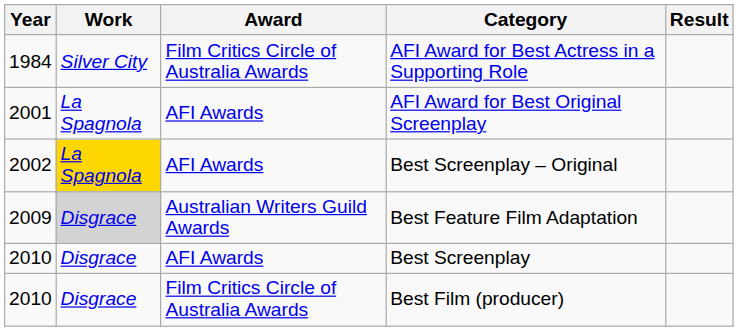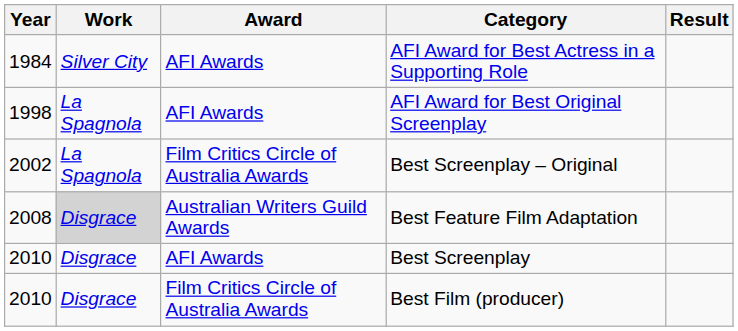(251, 60) Film Critics Circle of Australia Awards -> (214, 60) AFI Awards
(30, 113) 2001 -> (30, 113) 1998
(101, 165) gold background -> (101, 165) no background
(214, 165) AFI Awards -> (251, 165) Film Critics Circle of Australia Awards
(30, 217) 2009 -> (30, 217) 2008
